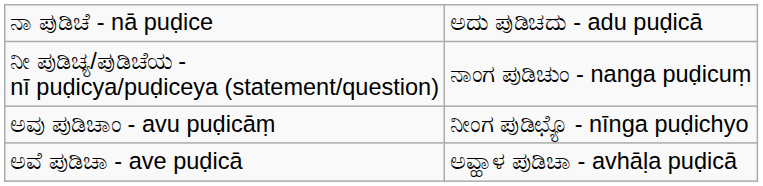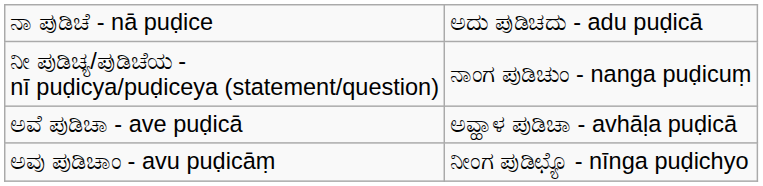rows swapped: (143, 124) <-> (126, 161)
